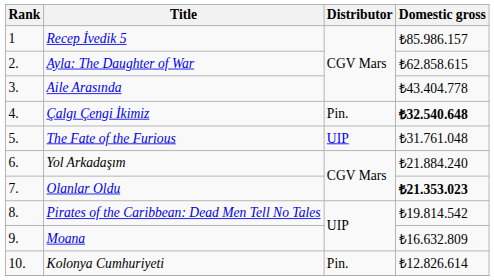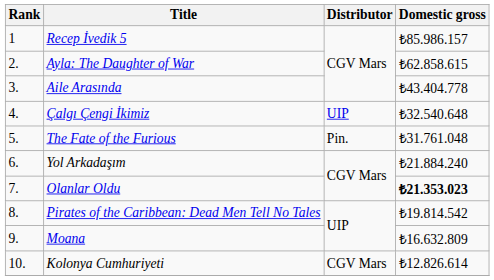(338, 113) Pin. -> (338, 113) UIP
(433, 114) bold -> (433, 114) normal
(338, 138) UIP -> (338, 138) Pin.
(338, 263) Pin. -> (357, 263) CGV Mars
